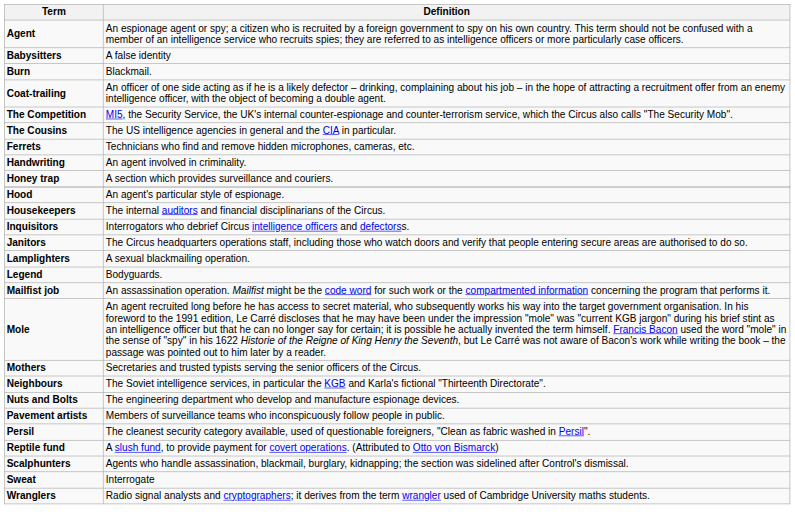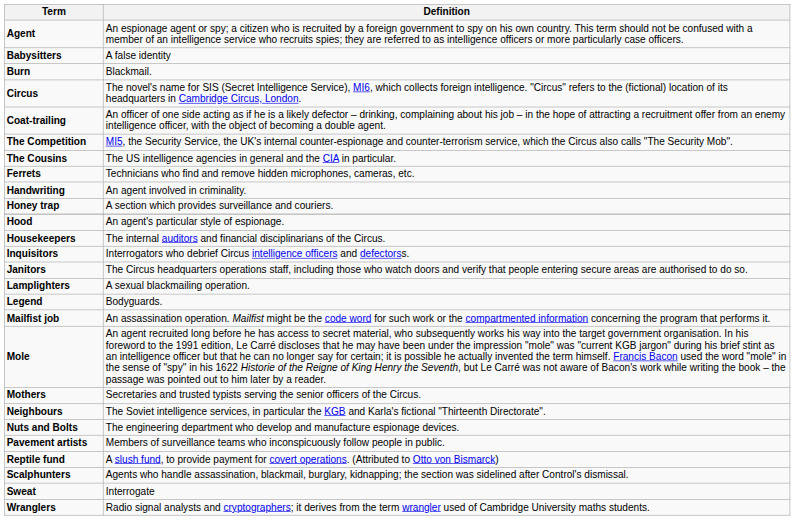+ row: (22, 93)
- row: (20, 432)
